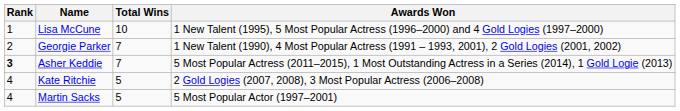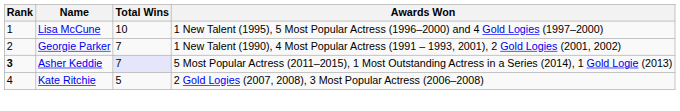(119, 64) no background -> (119, 64) lavender background
- row: (69, 98)
